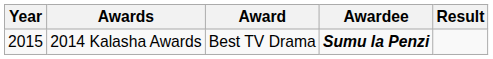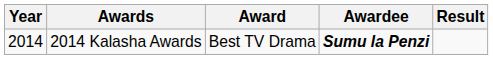(26, 41) 2015 -> (26, 41) 2014
